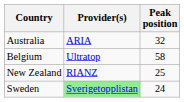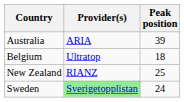(160, 40) 32 -> (160, 40) 39
(160, 56) 58 -> (160, 56) 18
